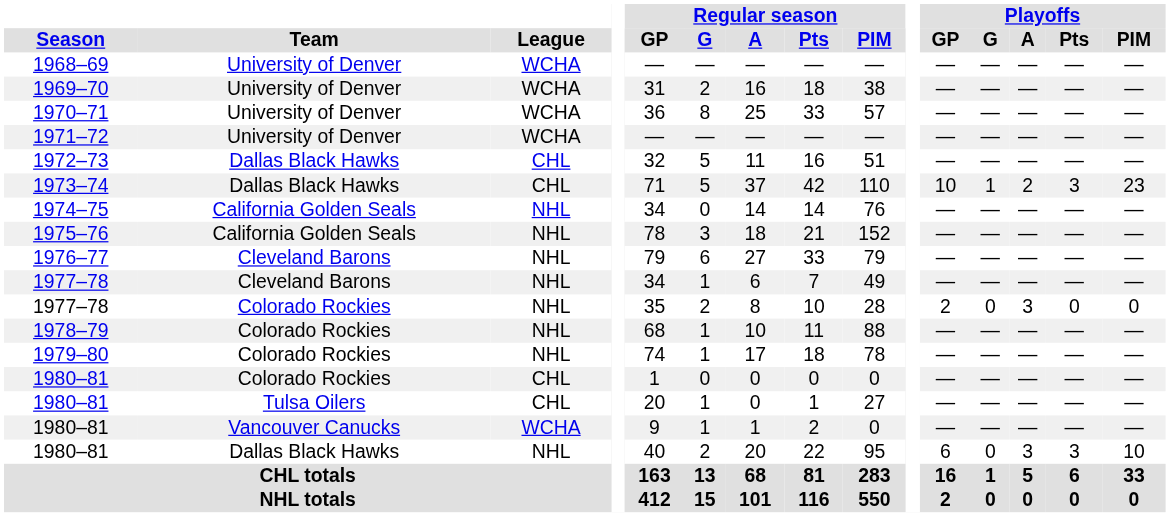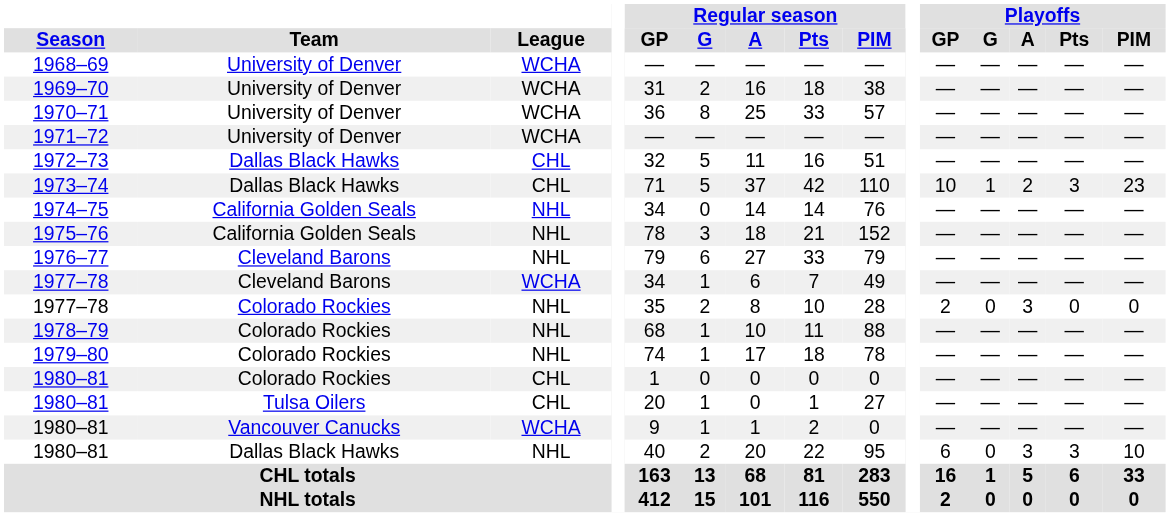(551, 282) NHL -> (551, 282) WCHA
